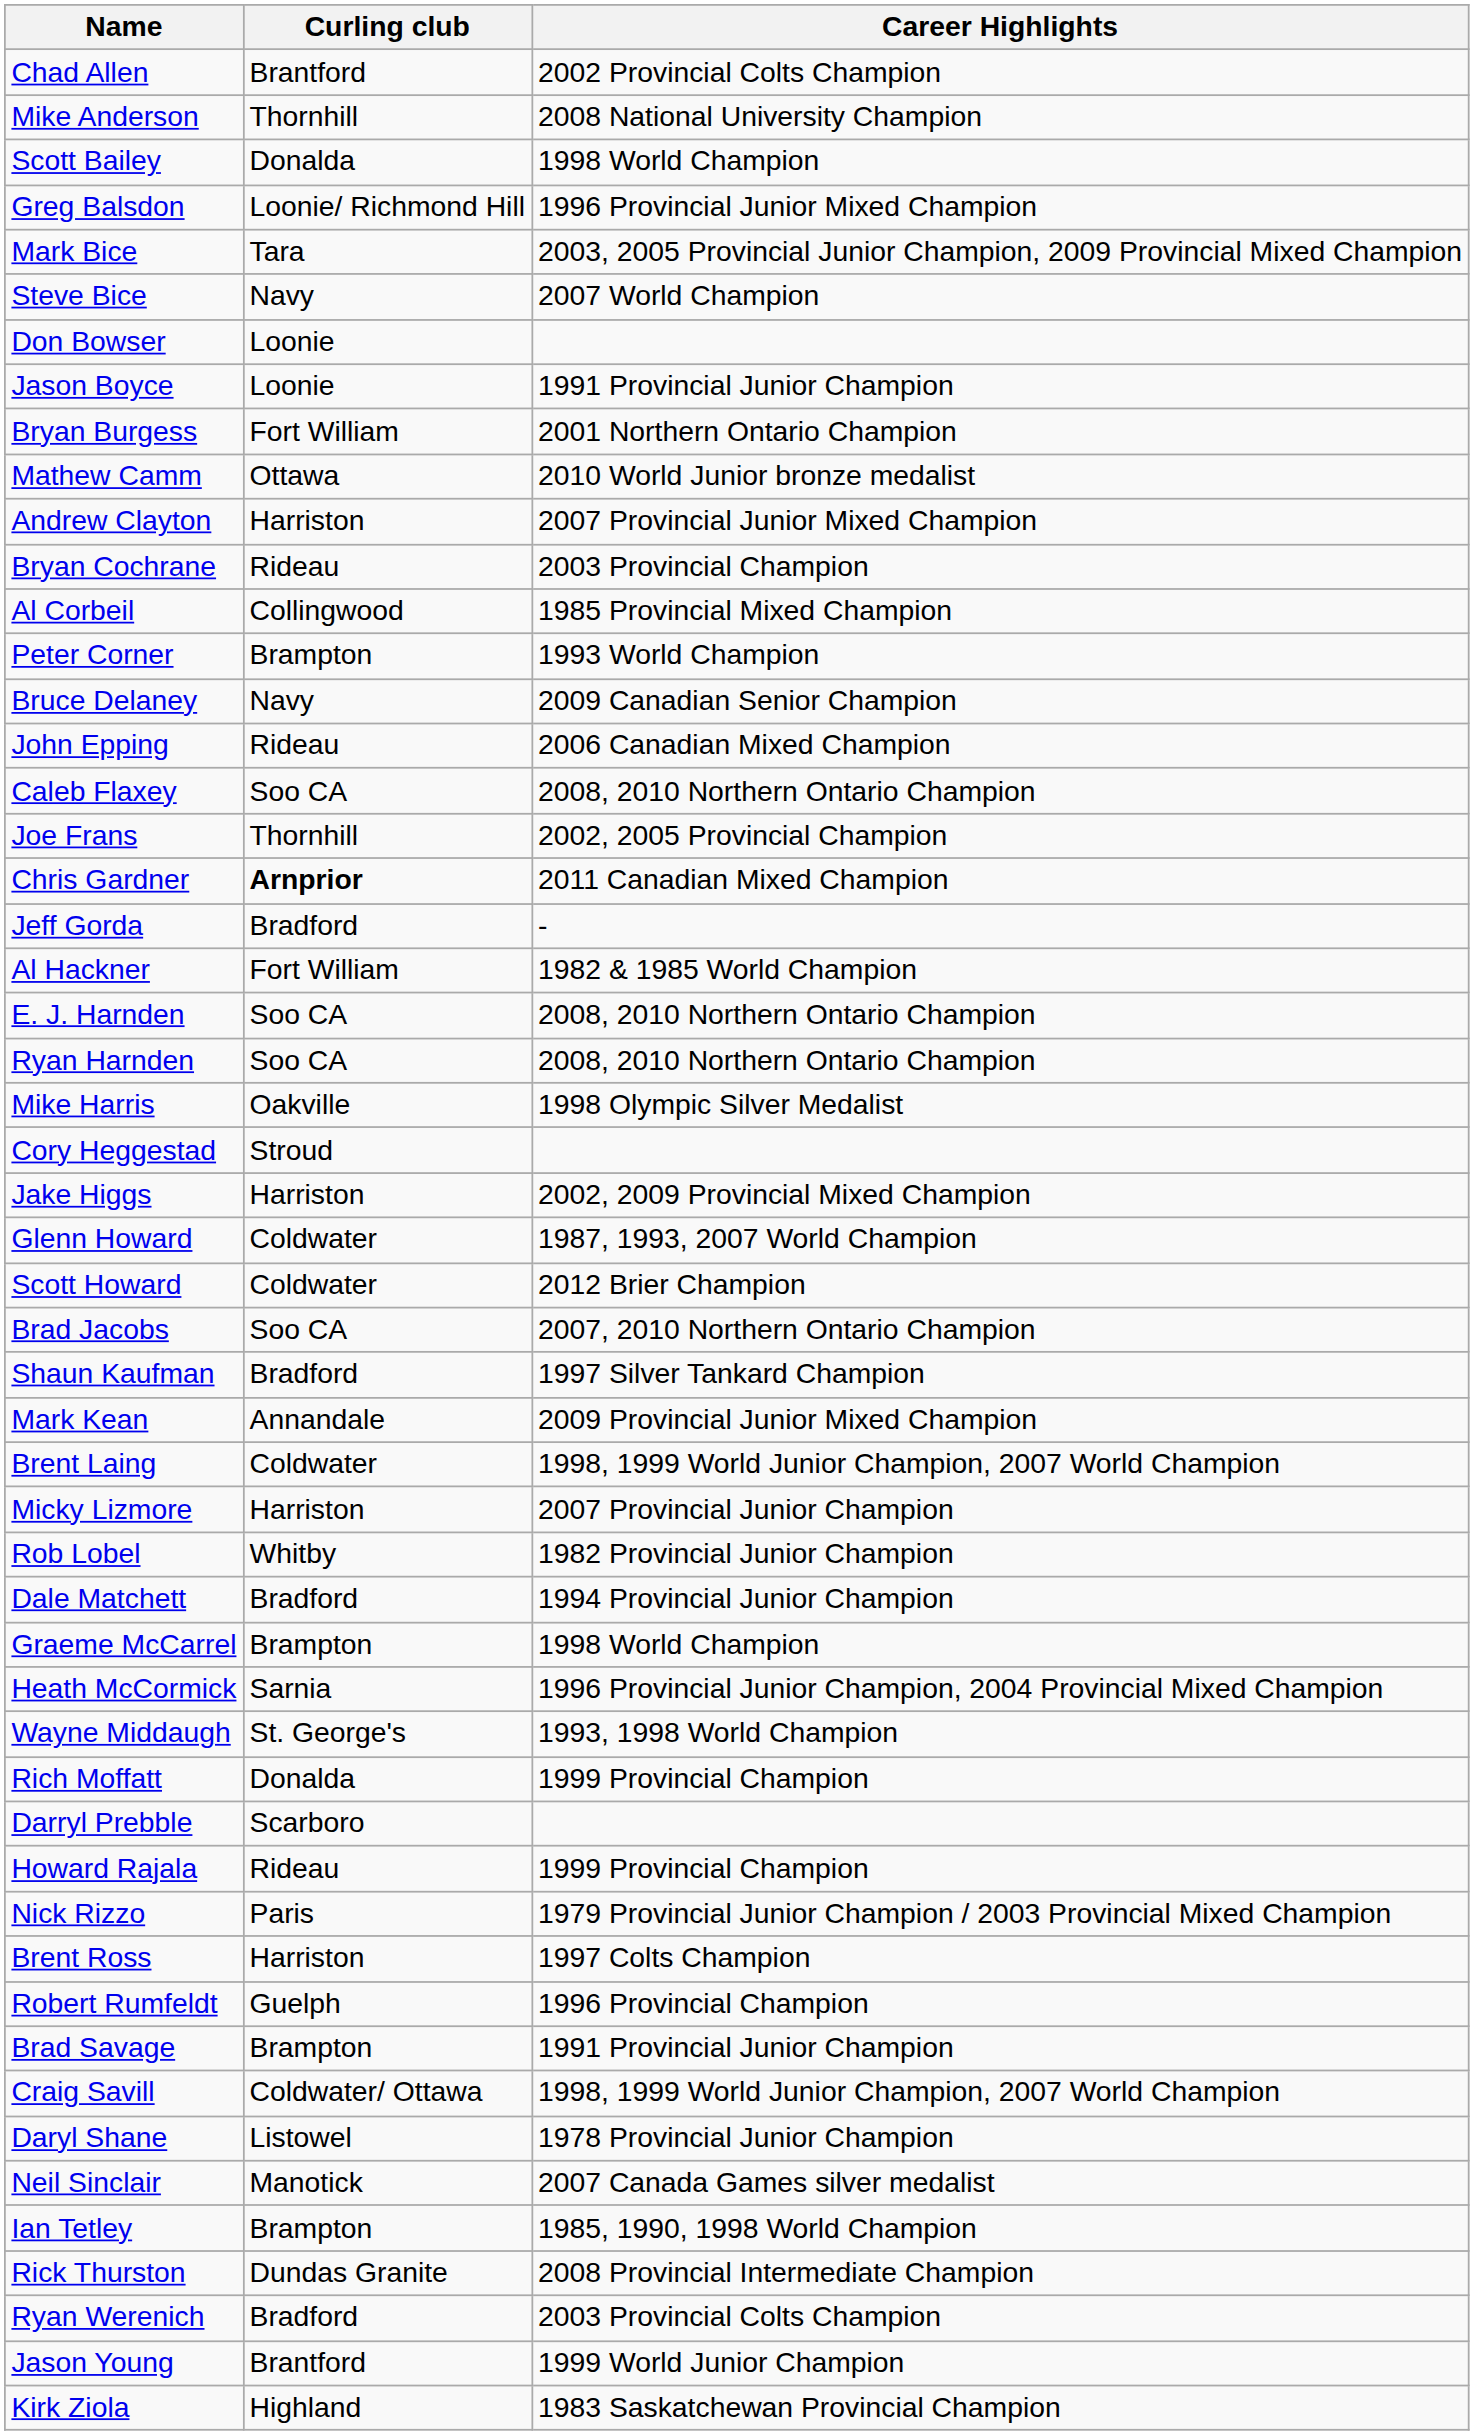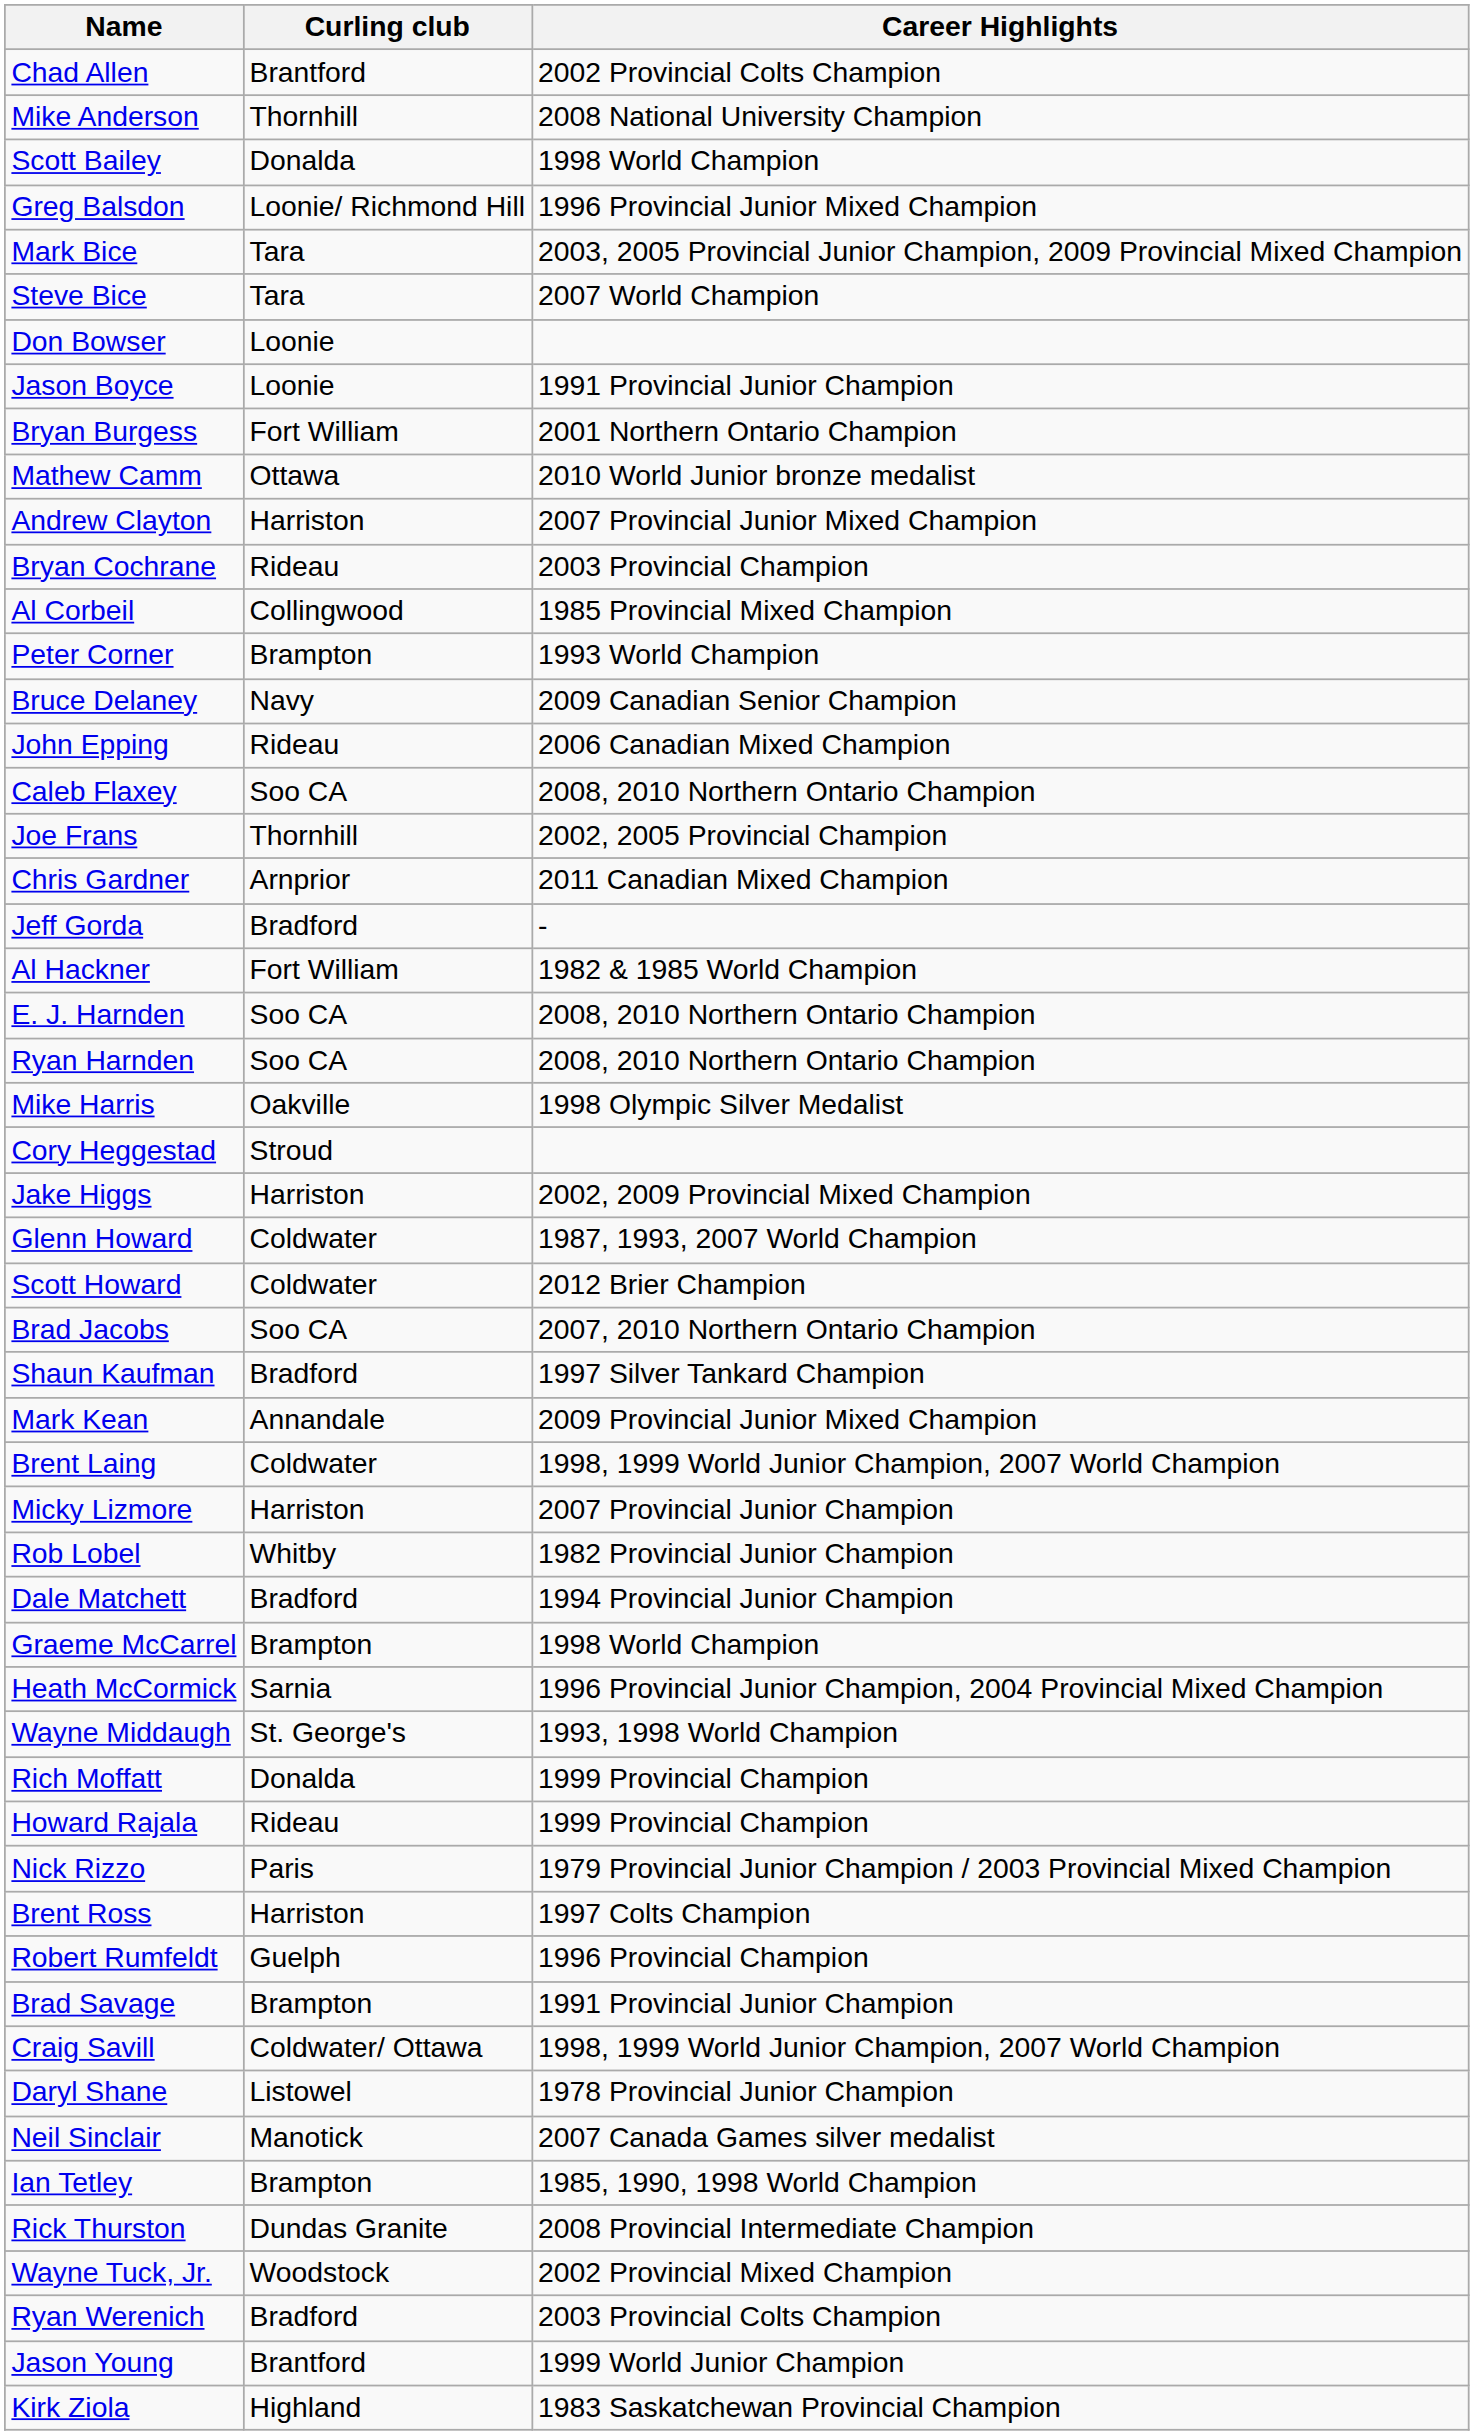(282, 296) Navy -> (277, 296) Tara
(306, 880) bold -> (300, 880) normal
- row: (102, 1823)
+ row: (112, 2272)
